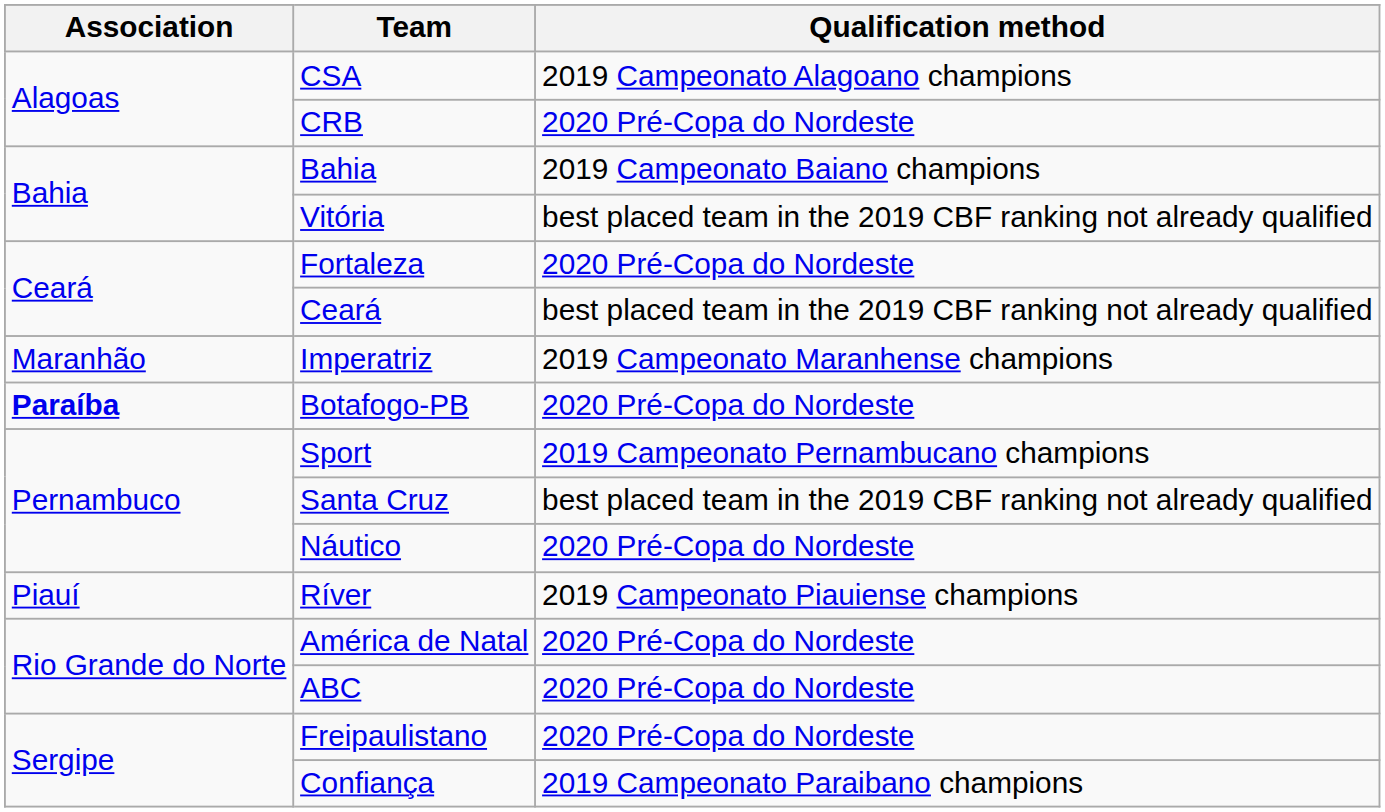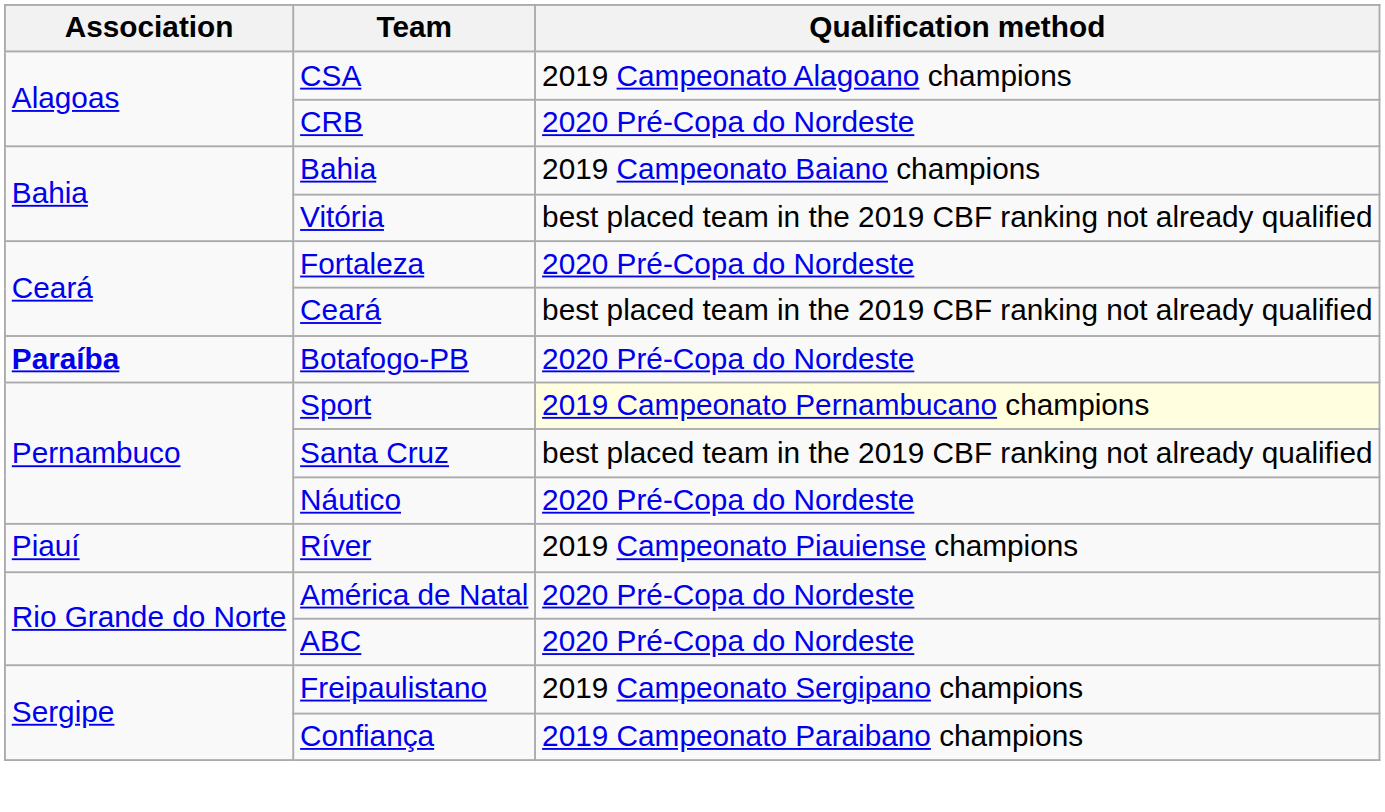- row: (366, 358)
(846, 452) no background -> (846, 405) lightyellow background
(728, 736) 2020 Pré-Copa do Nordeste -> (813, 688) 2019 Campeonato Sergipano champions
